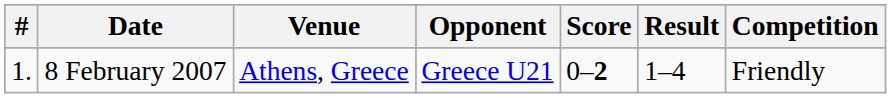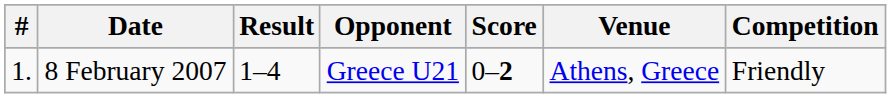columns swapped: (324, 26) <-> (682, 26)
